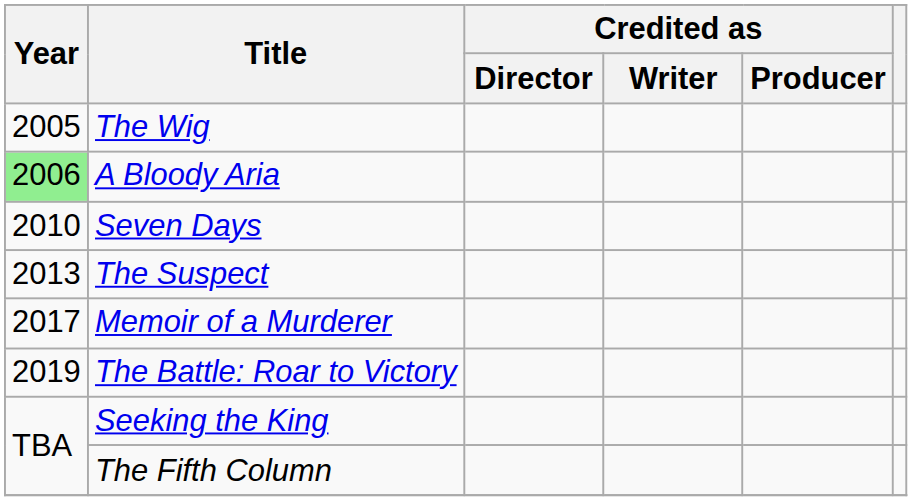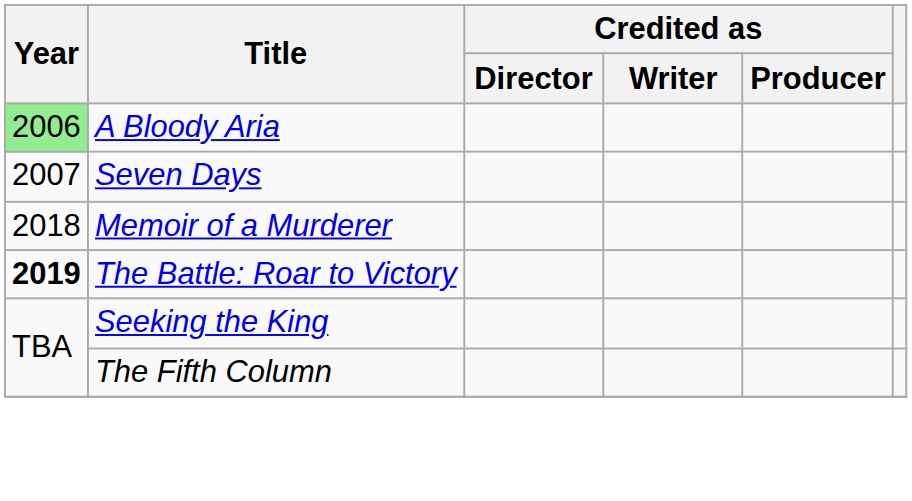- row: (152, 126)
(46, 224) 2010 -> (46, 175) 2007
- row: (182, 273)
(46, 322) 2017 -> (46, 224) 2018
(46, 371) normal -> (46, 273) bold
